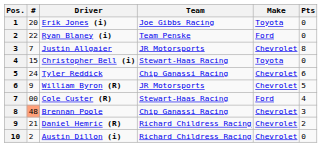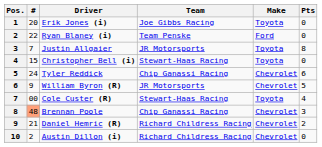(276, 49) Chevrolet -> (269, 49) Toyota
(265, 99) Ford -> (269, 99) Toyota
